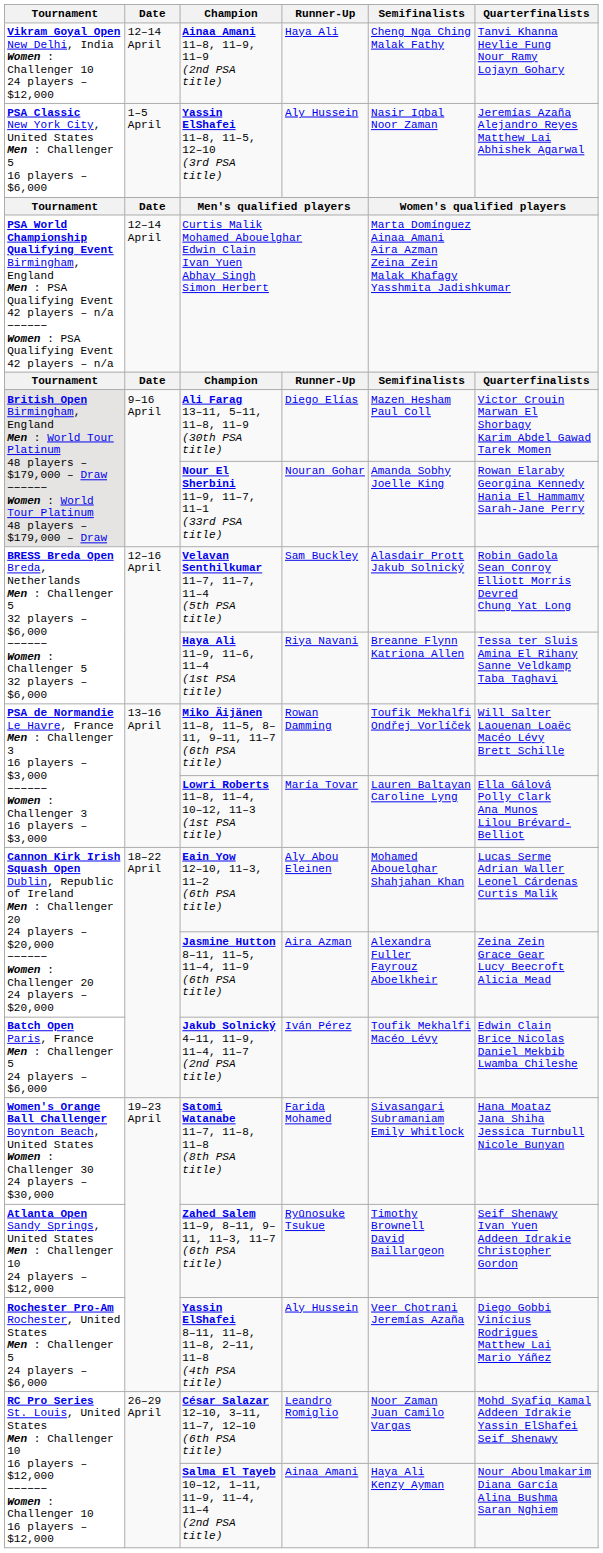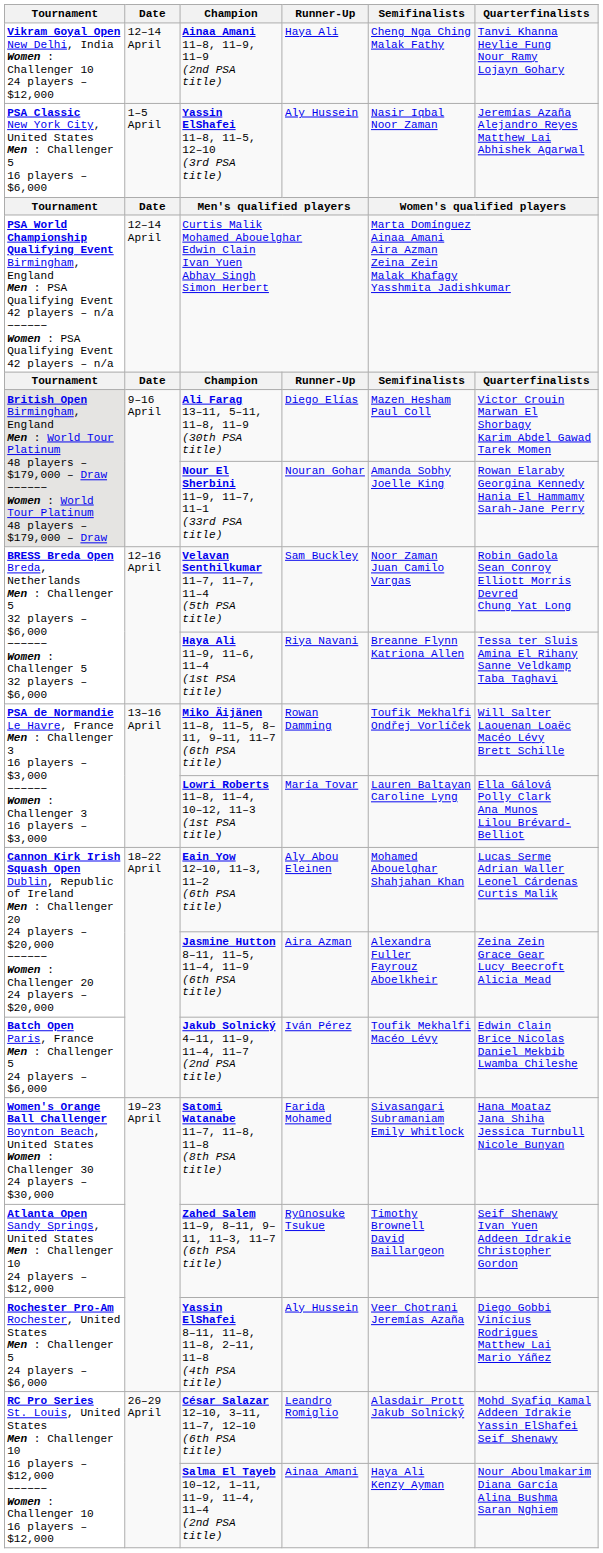(418, 562) Alasdair Prott Jakub Solnický -> (408, 569) Noor Zaman Juan Camilo Vargas
(408, 1414) Noor Zaman Juan Camilo Vargas -> (418, 1407) Alasdair Prott Jakub Solnický
